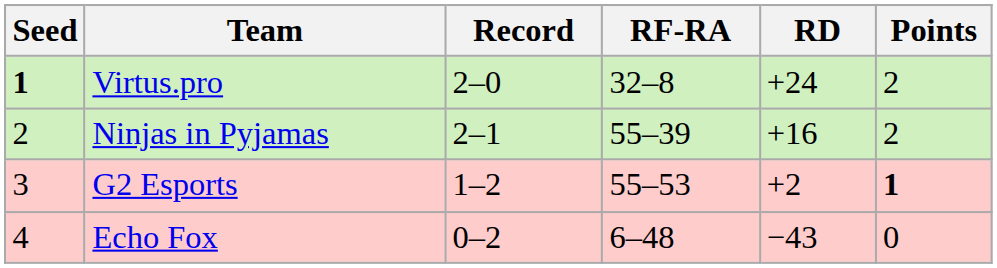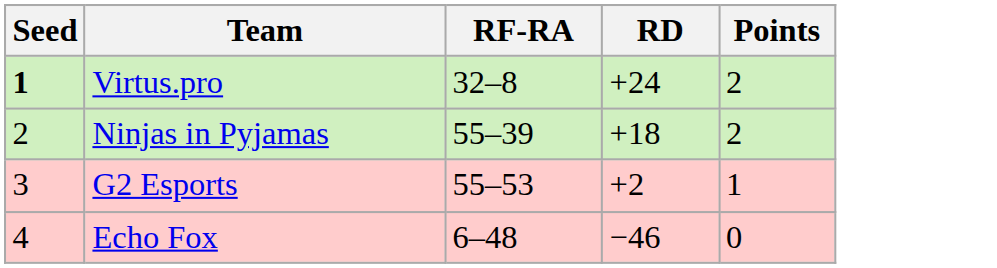- column: (524, 30)
(792, 133) +16 -> (635, 133) +18
(891, 184) bold -> (734, 184) normal
(792, 236) −43 -> (635, 236) −46
